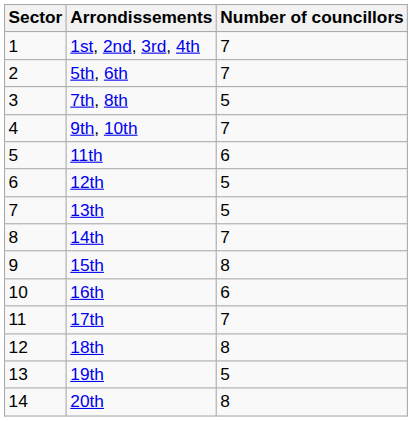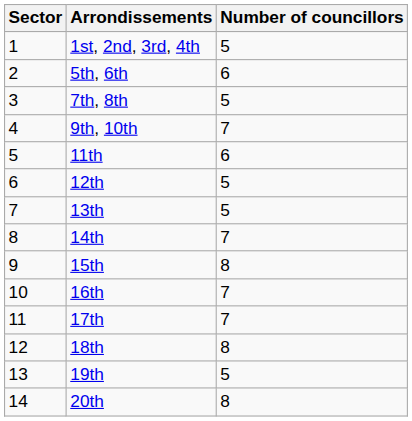(225, 45) 7 -> (225, 45) 5
(225, 73) 7 -> (225, 73) 6
(225, 292) 6 -> (225, 292) 7
